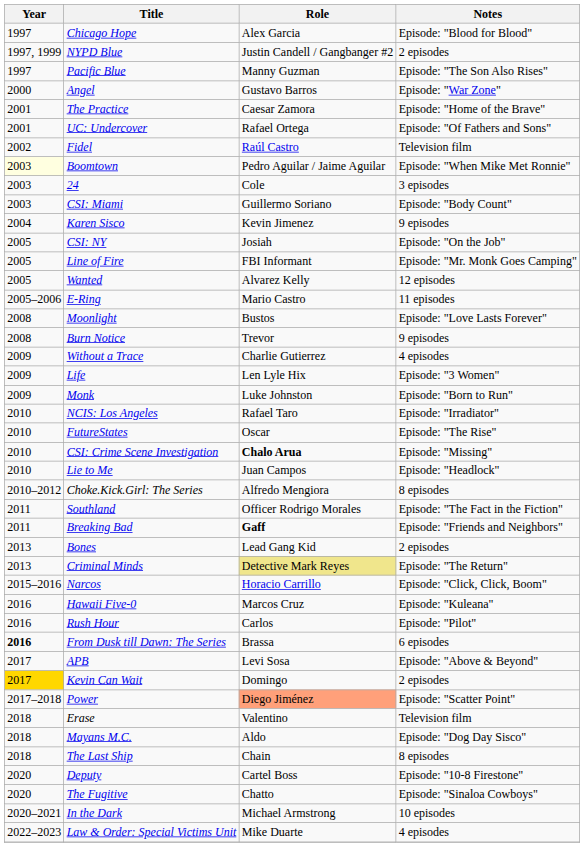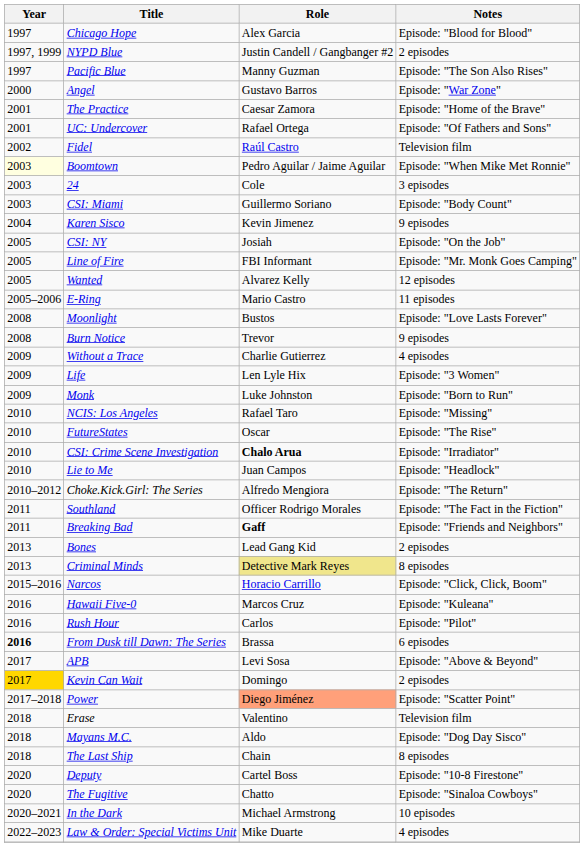(449, 413) Episode: "Irradiator" -> (445, 413) Episode: "Missing"
(445, 451) Episode: "Missing" -> (449, 451) Episode: "Irradiator"
(424, 489) 8 episodes -> (453, 489) Episode: "The Return"
(453, 565) Episode: "The Return" -> (424, 565) 8 episodes
